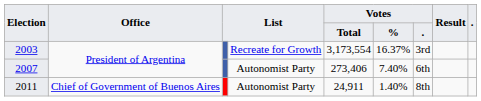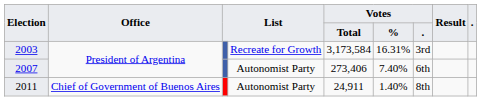(349, 50) 3,173,554 -> (349, 50) 3,173,584
(393, 50) 16.37% -> (393, 50) 16.31%
